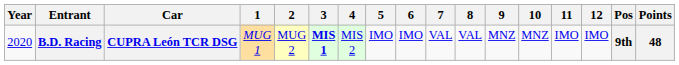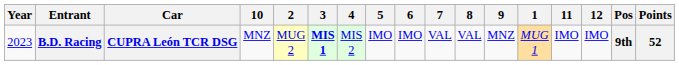columns swapped: (257, 15) <-> (535, 15)
(20, 42) 2020 -> (20, 42) 2023
(655, 42) 48 -> (655, 42) 52
